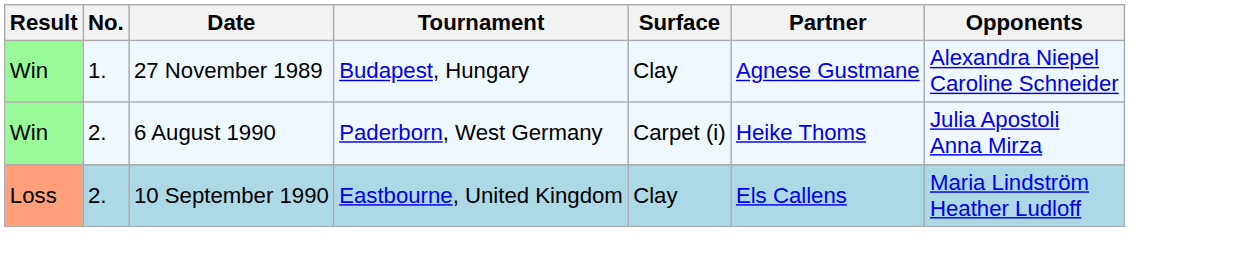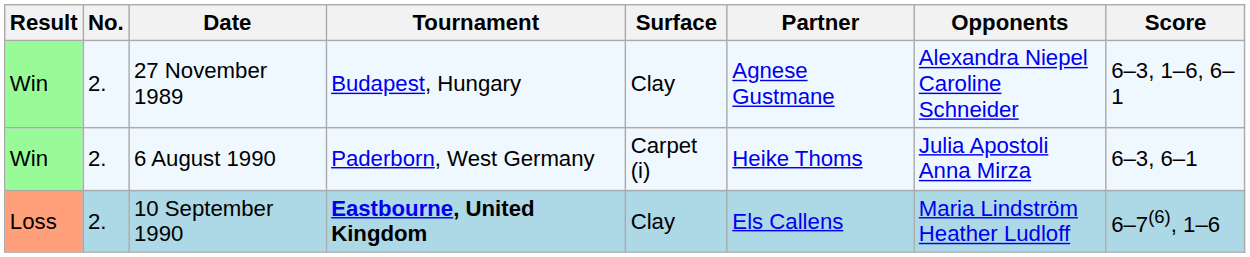+ column: (1176, 22)
(97, 70) 1. -> (97, 83) 2.
(481, 194) normal -> (433, 220) bold
